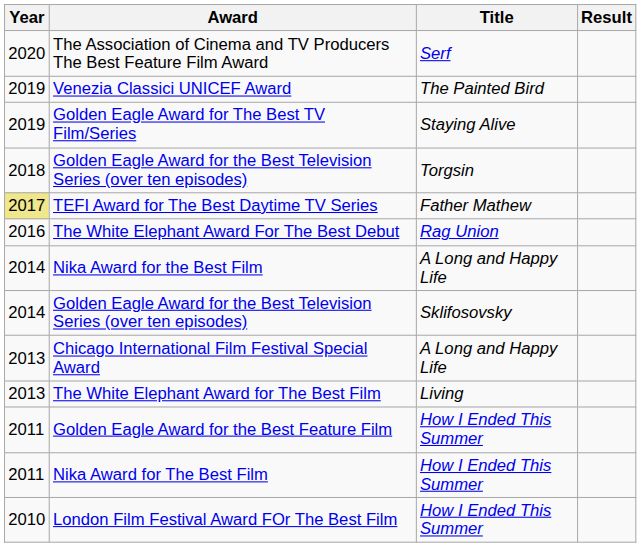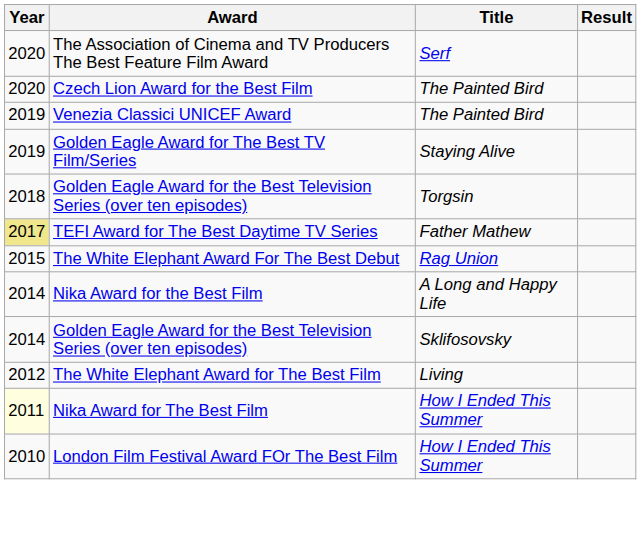+ row: (183, 89)
(27, 232) 2016 -> (27, 258) 2015
- row: (210, 358)
(27, 393) 2013 -> (27, 375) 2012
- row: (223, 429)
(26, 474) no background -> (26, 410) lightyellow background
